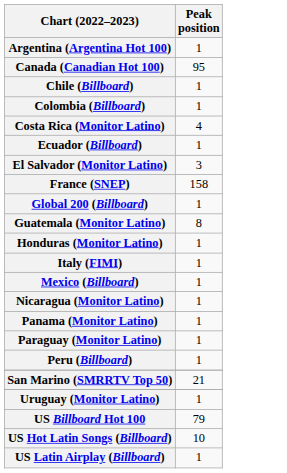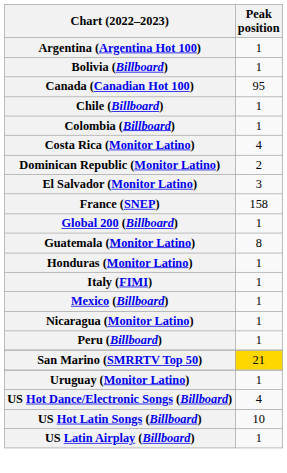+ row: (120, 67)
+ row: (120, 164)
- row: (90, 145)
- row: (90, 321)
- row: (90, 340)
(199, 379) no background -> (259, 360) gold background
- row: (90, 418)
+ row: (120, 399)
